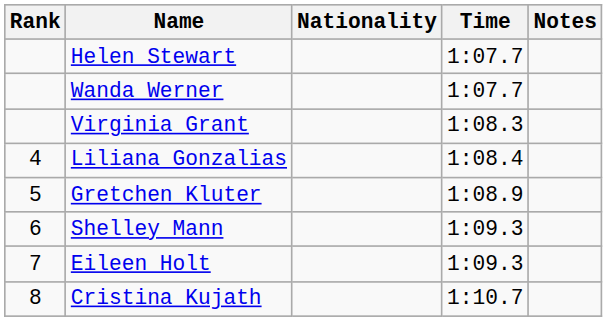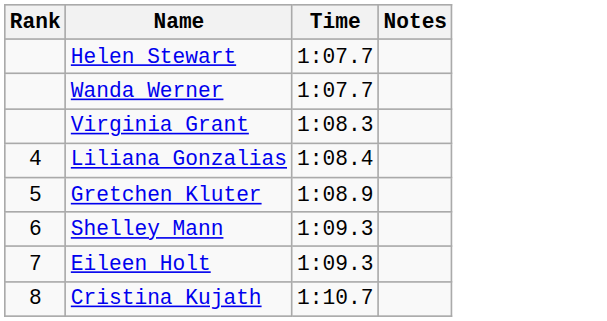- column: (367, 22)
